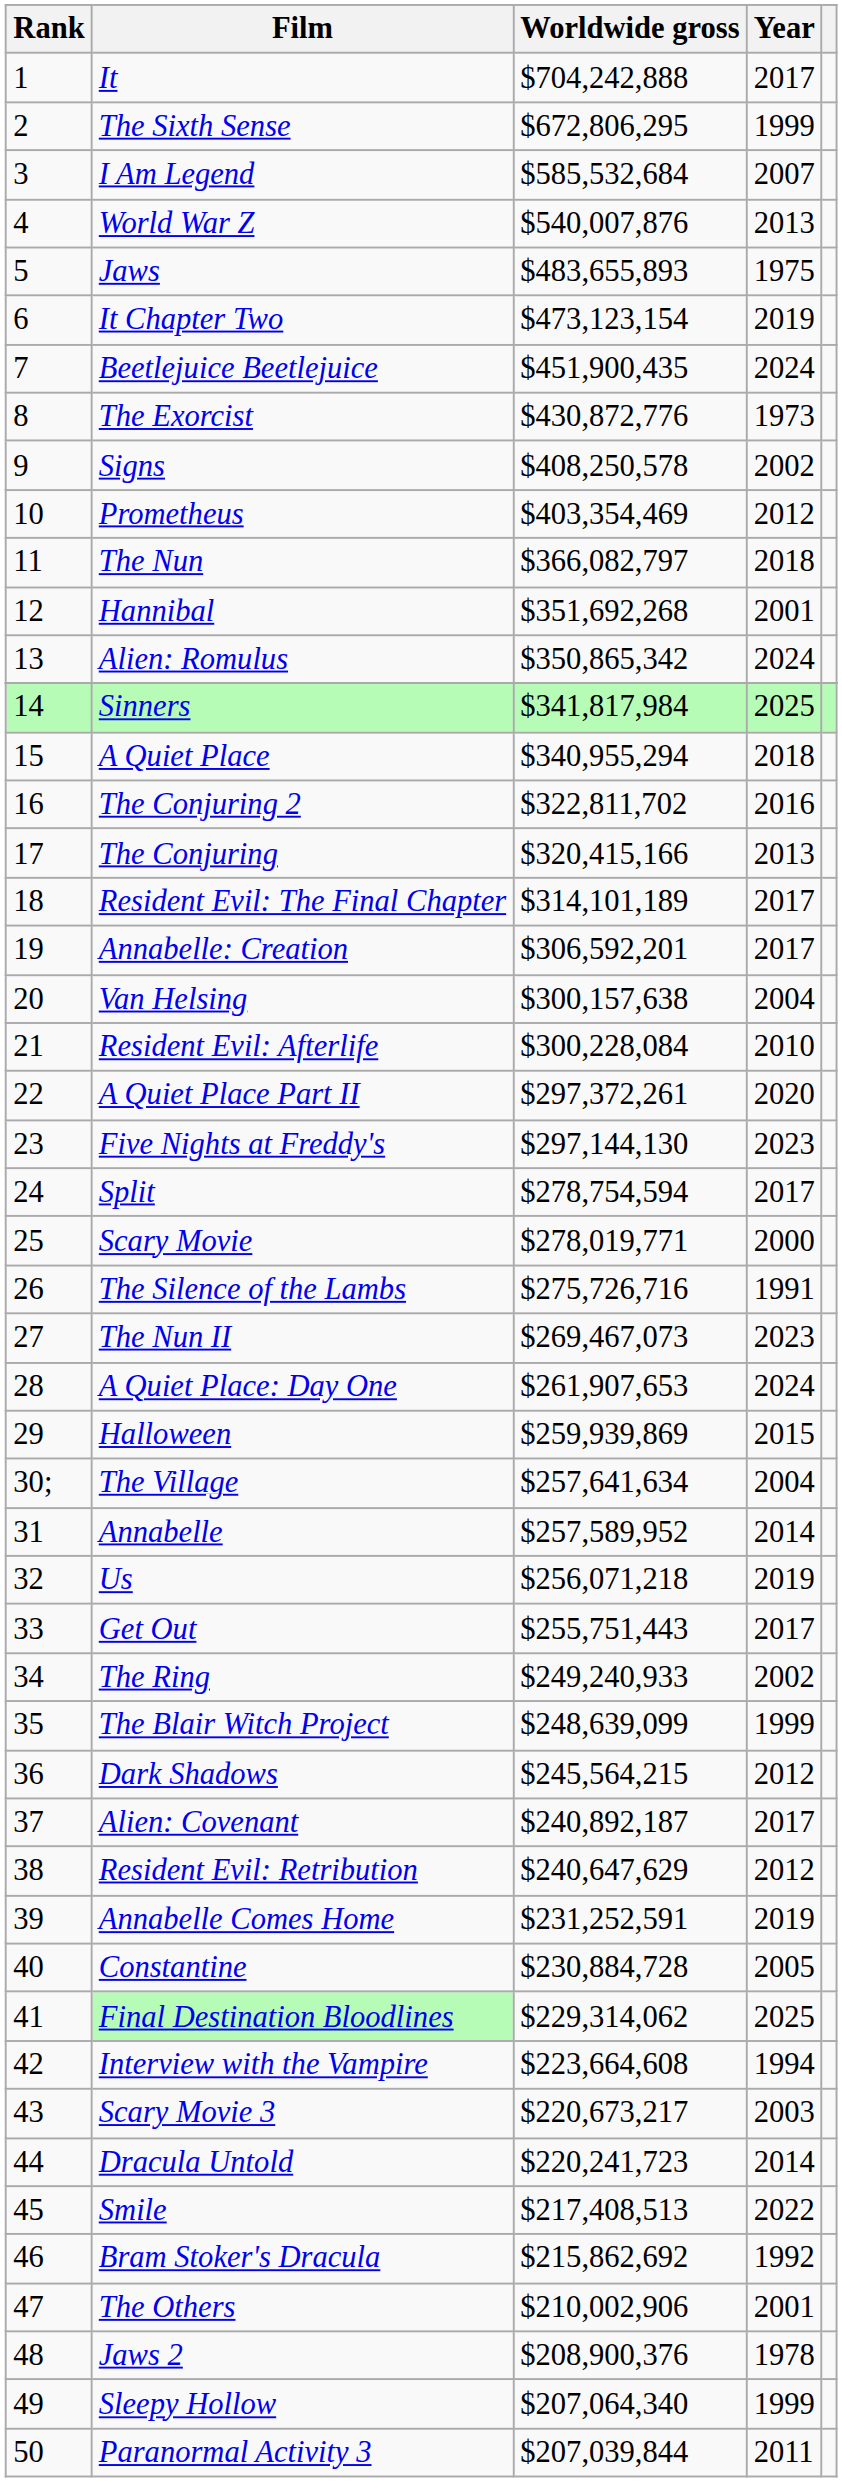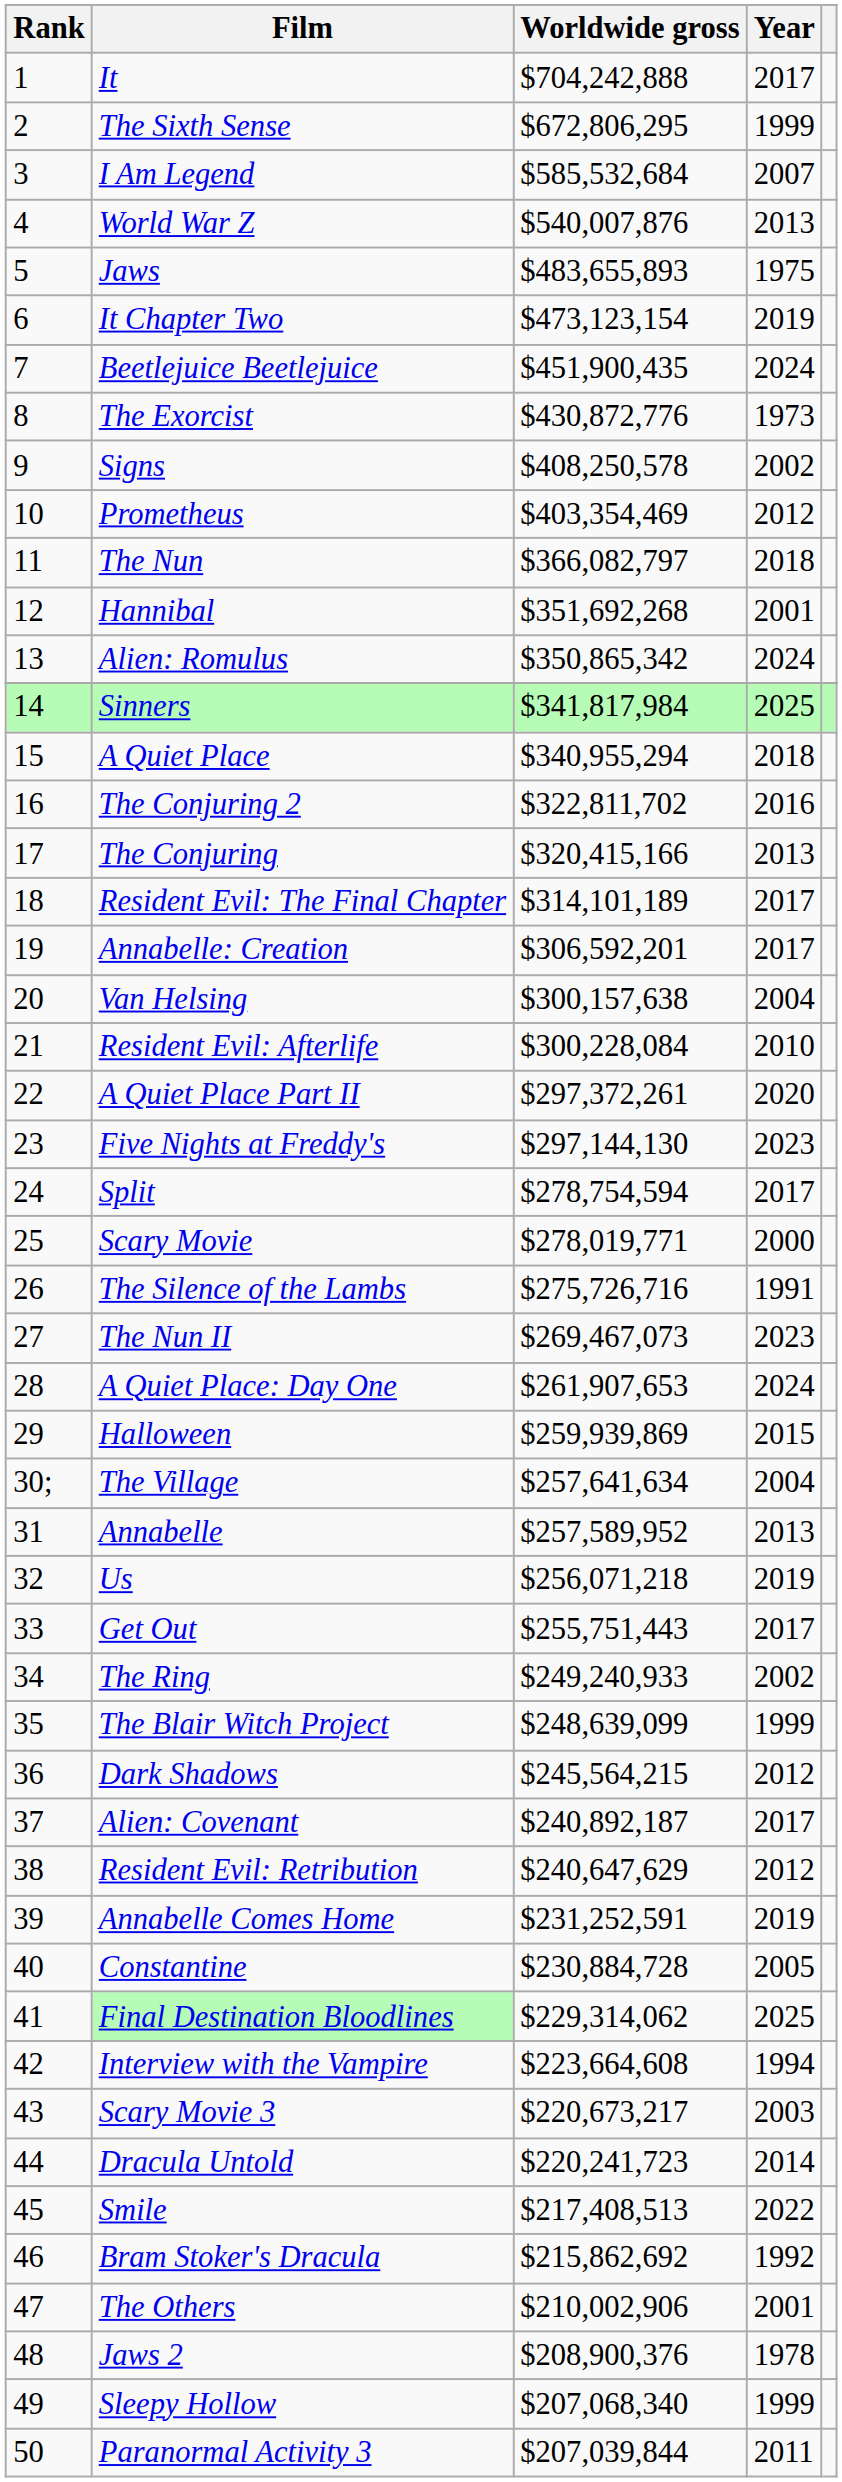(784, 1531) 2014 -> (784, 1531) 2013
(604, 2403) $207,064,340 -> (604, 2403) $207,068,340
